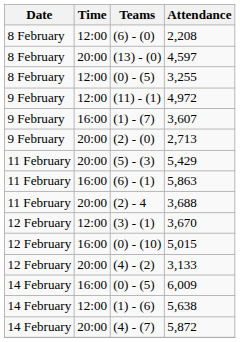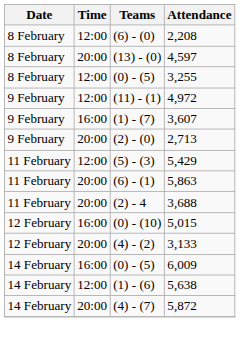(92, 160) 20:00 -> (92, 160) 12:00
(92, 181) 16:00 -> (92, 181) 20:00
- row: (182, 222)
